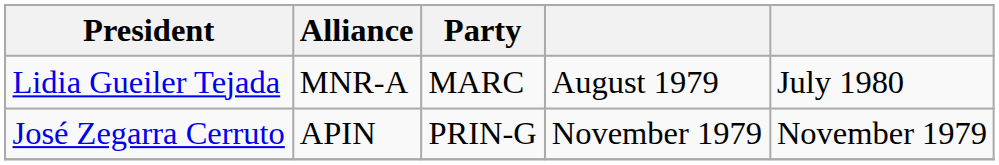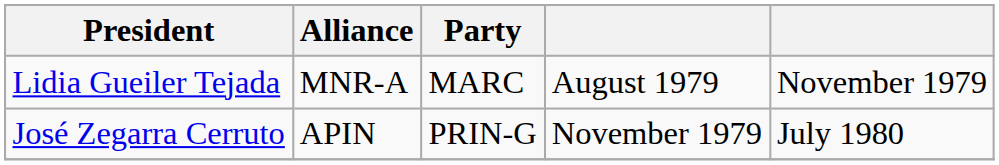(841, 81) July 1980 -> (882, 81) November 1979
(882, 133) November 1979 -> (841, 133) July 1980
